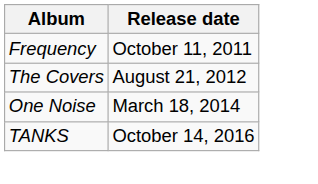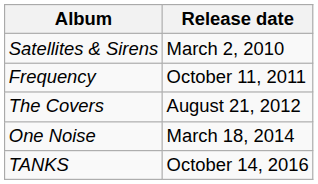+ row: (83, 48)
